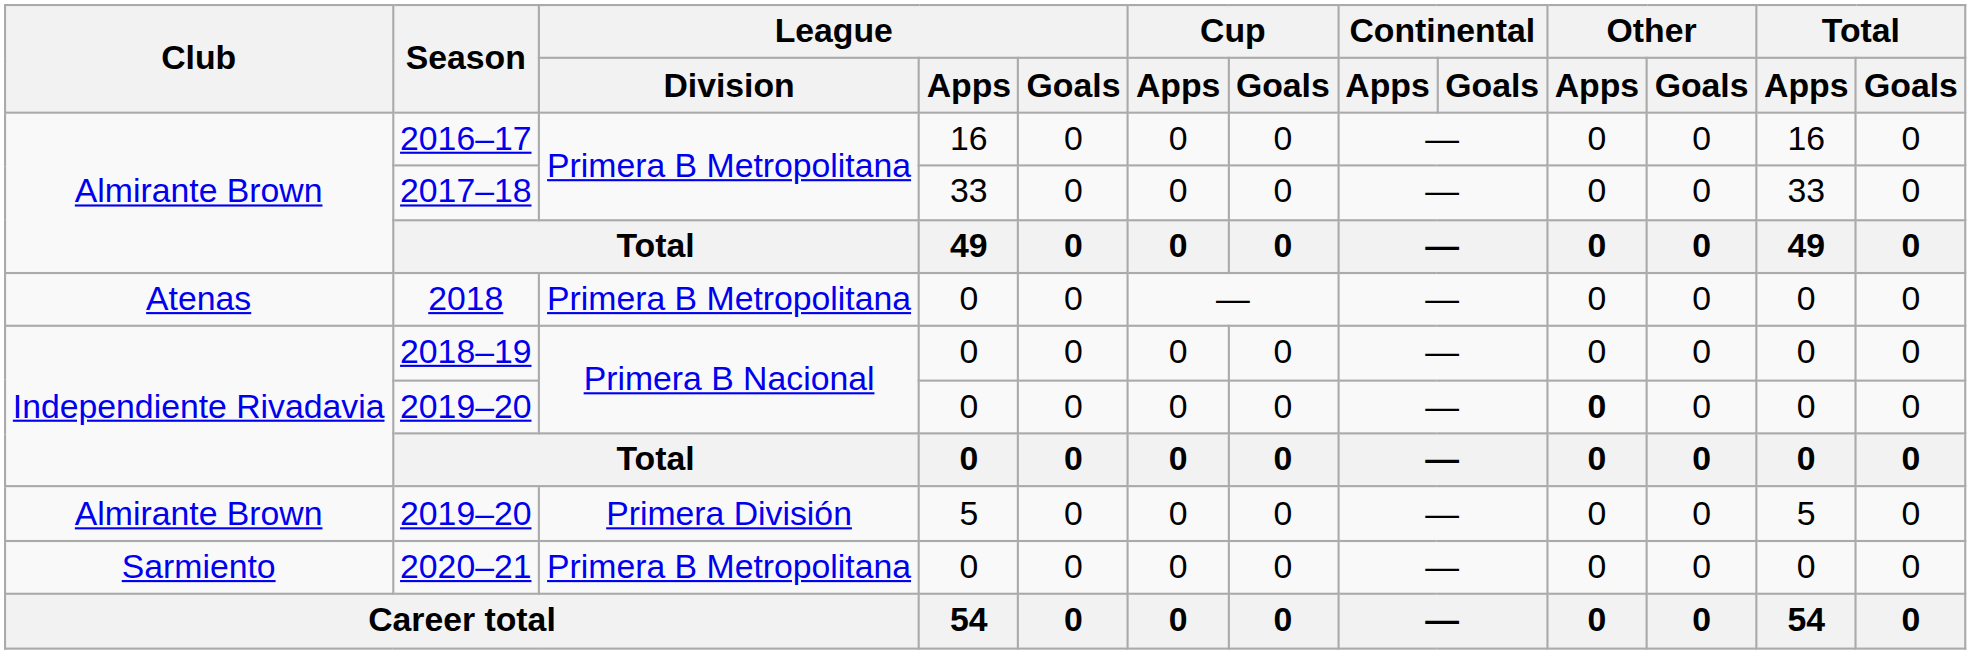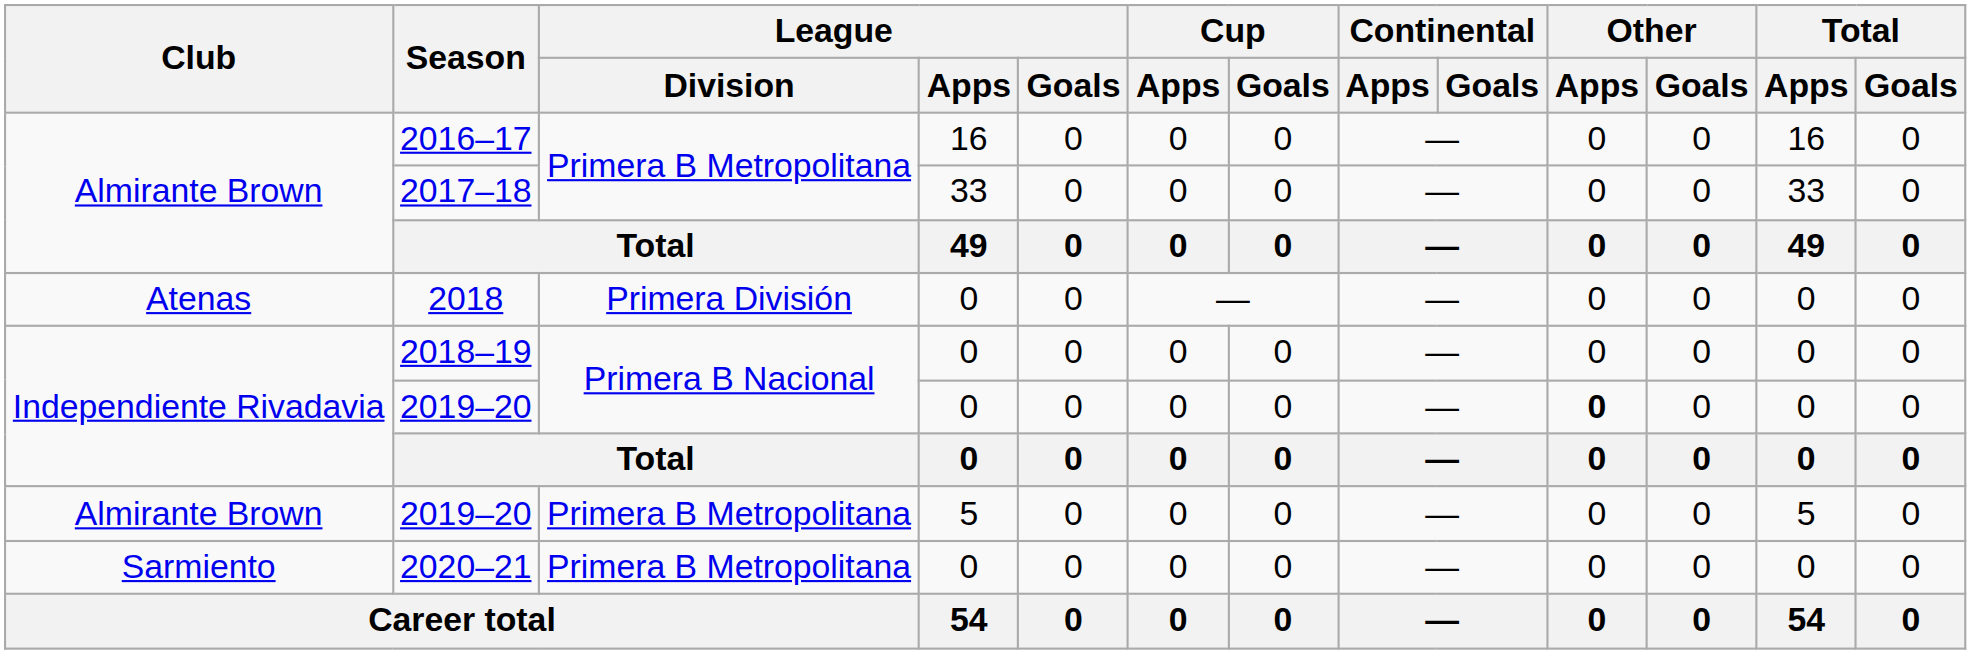(729, 298) Primera B Metropolitana -> (729, 298) Primera División
(729, 513) Primera División -> (729, 513) Primera B Metropolitana
